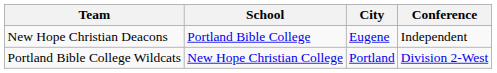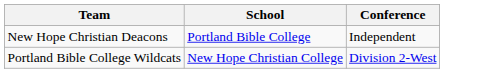- column: (372, 15)
